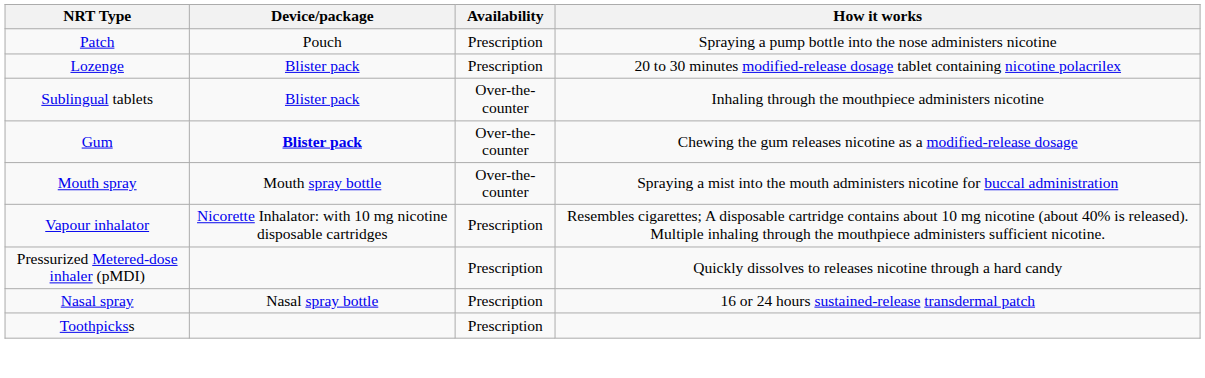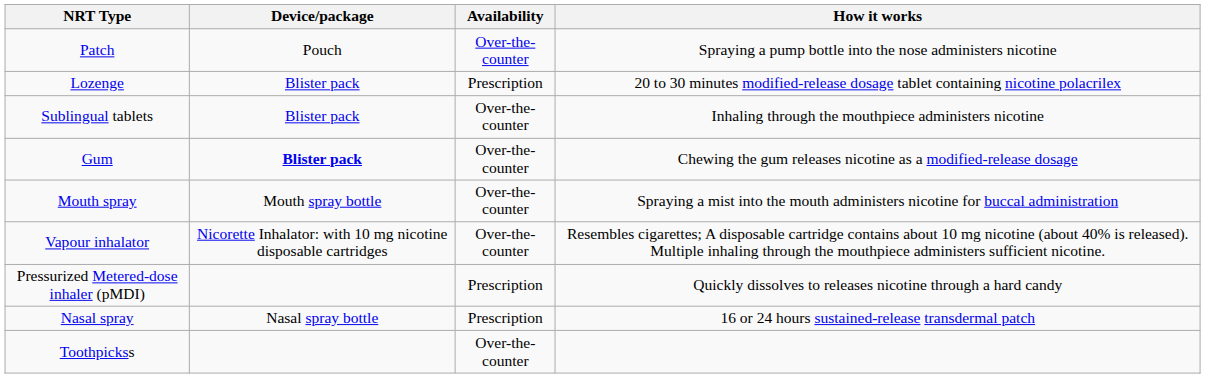(505, 41) Prescription -> (505, 50) Over-the-counter
(505, 225) Prescription -> (505, 243) Over-the-counter
(505, 325) Prescription -> (505, 351) Over-the-counter
